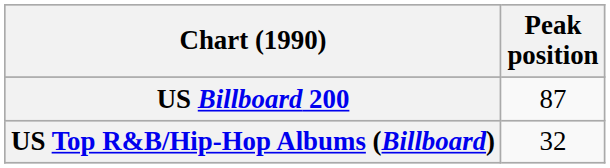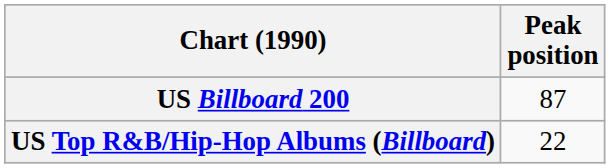(553, 141) 32 -> (553, 141) 22
